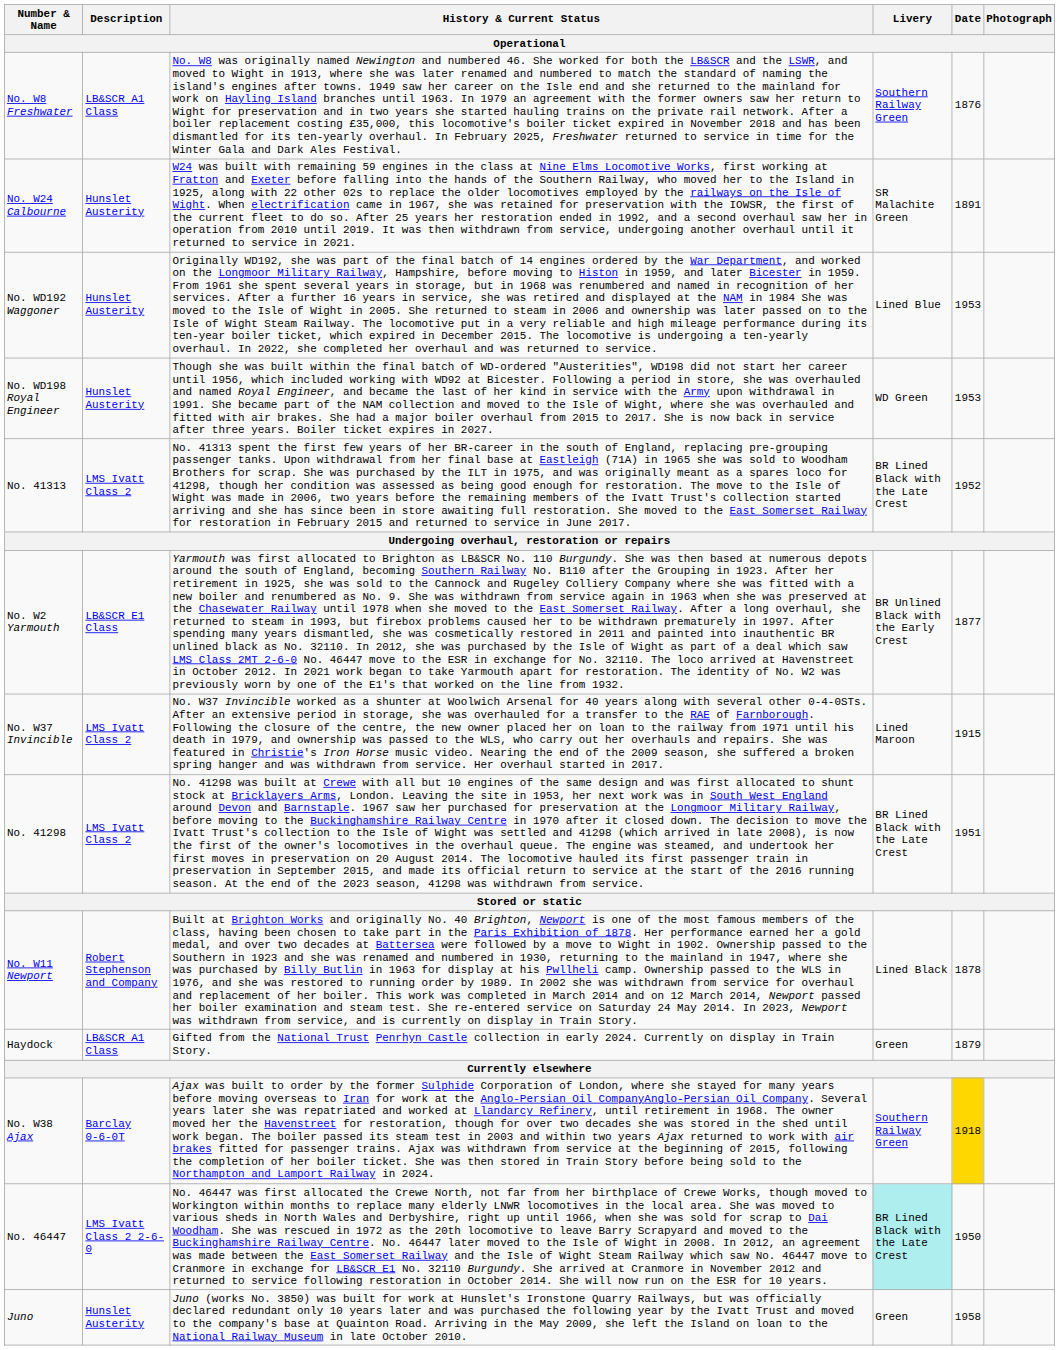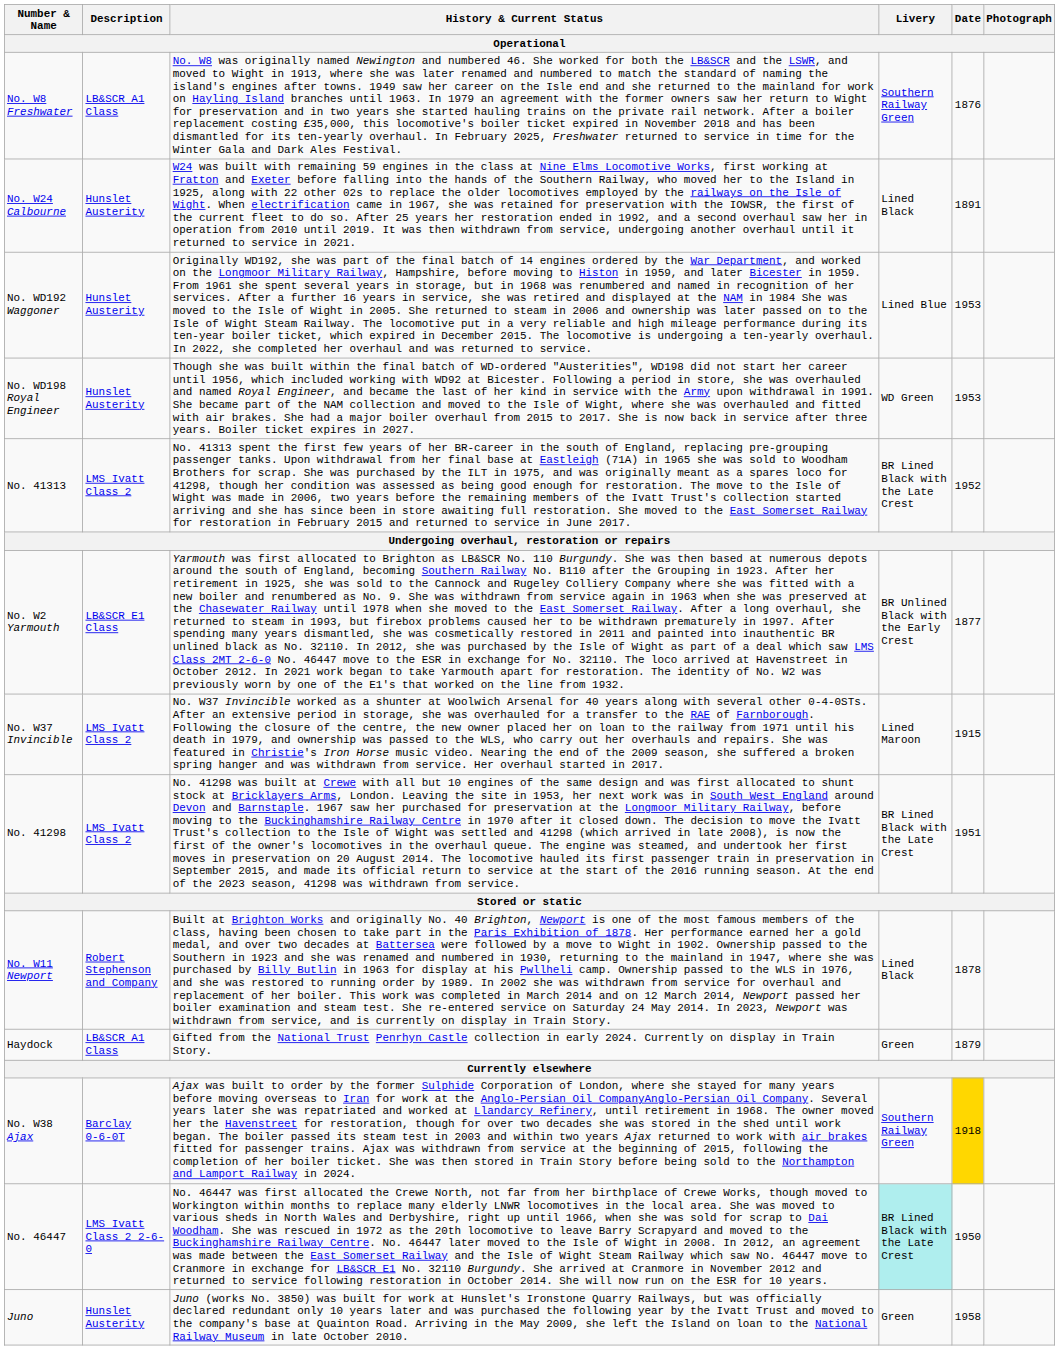(905, 205) SR Malachite Green -> (898, 205) Lined Black
